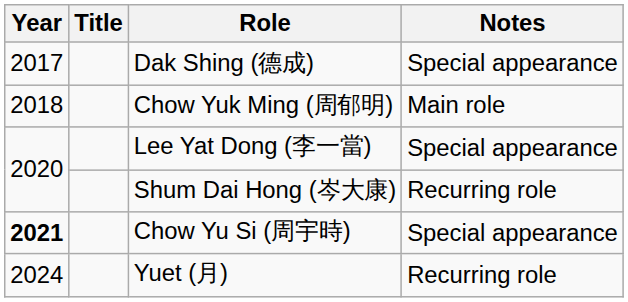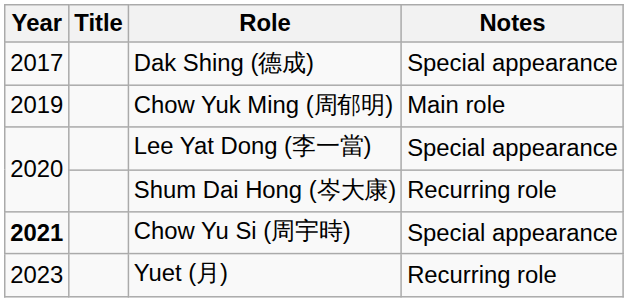(37, 105) 2018 -> (37, 105) 2019
(37, 274) 2024 -> (37, 274) 2023
